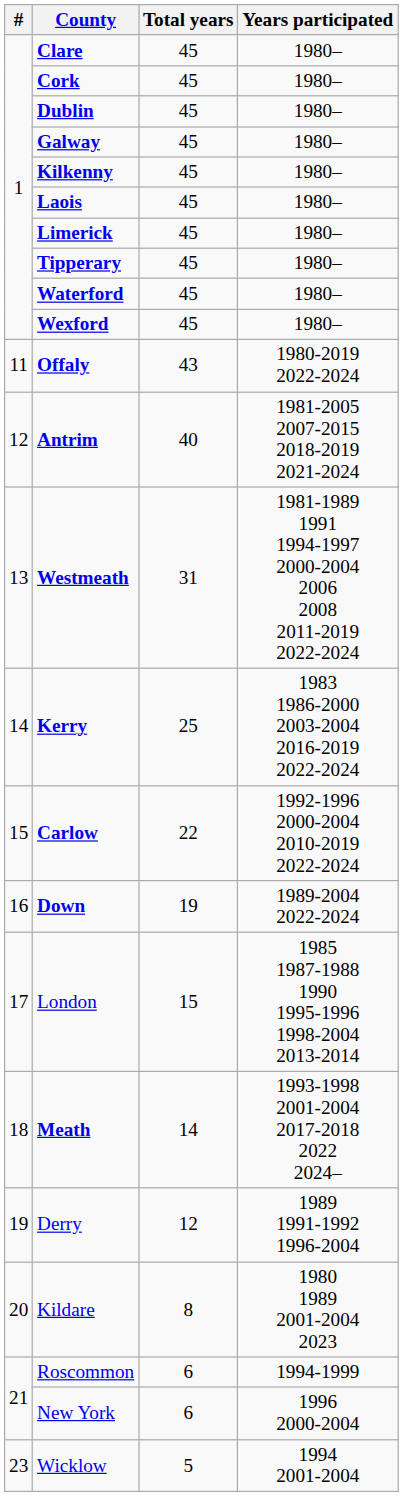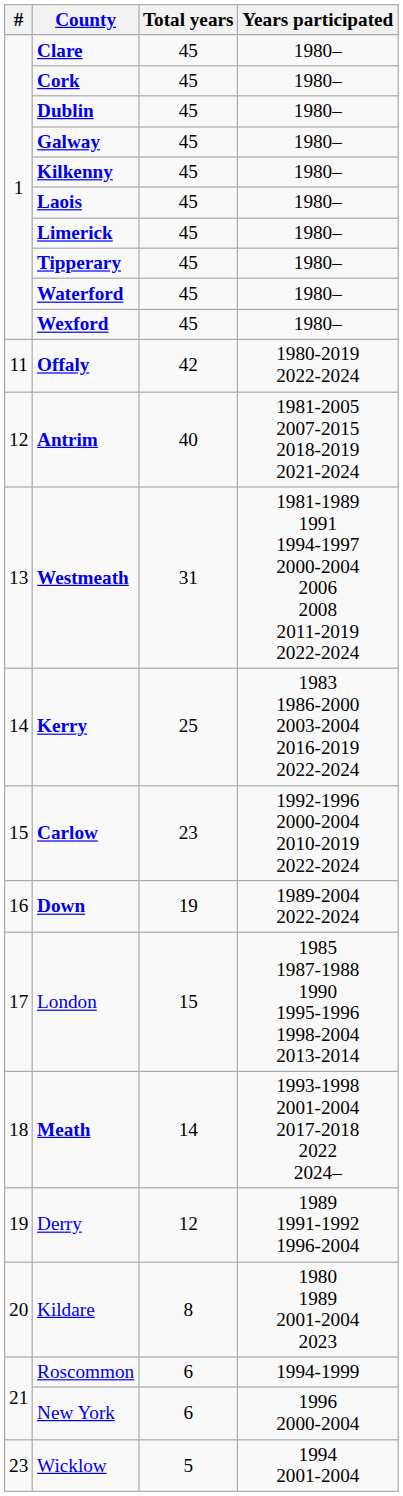(188, 365) 43 -> (188, 365) 42
(188, 832) 22 -> (188, 832) 23
